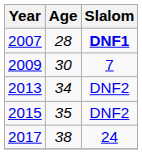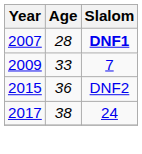(63, 64) 30 -> (63, 64) 33
- row: (25, 88)
(63, 112) 35 -> (63, 88) 36
